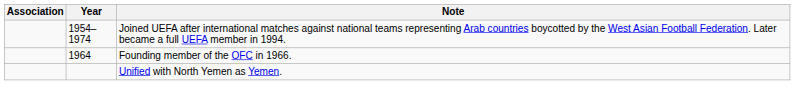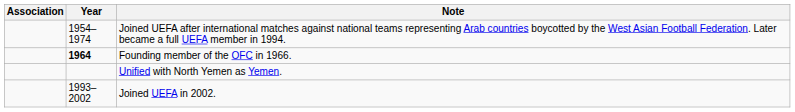(80, 55) normal -> (80, 55) bold
+ row: (167, 93)
